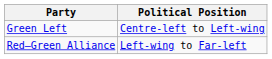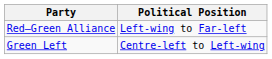rows swapped: (37, 29) <-> (61, 45)
